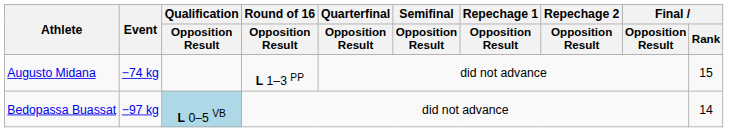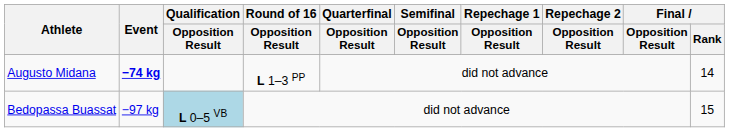(140, 73) normal -> (141, 73) bold
(706, 73) 15 -> (707, 73) 14
(706, 109) 14 -> (707, 109) 15
